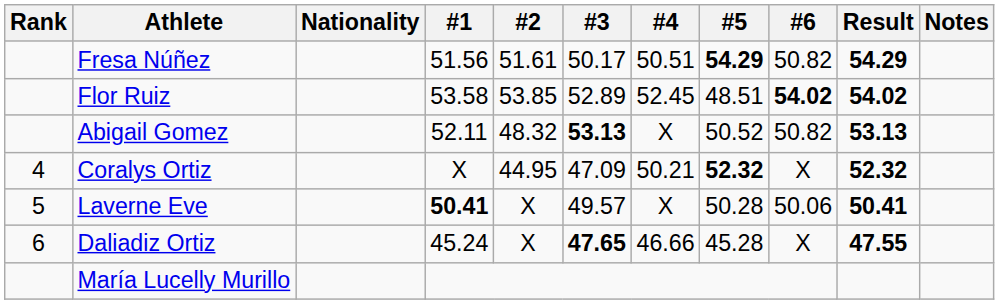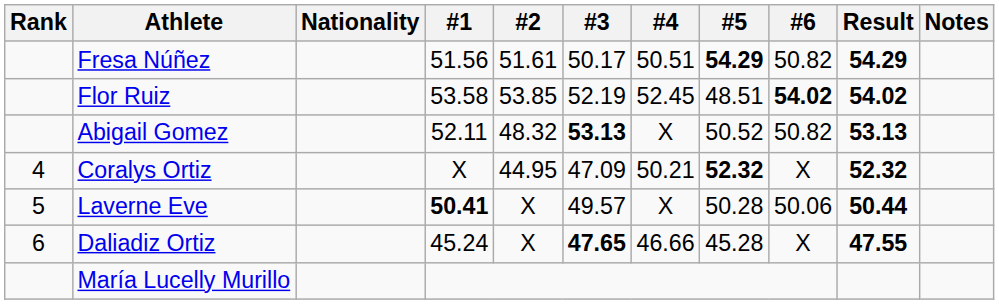(597, 96) 52.89 -> (597, 96) 52.19
(878, 206) 50.41 -> (878, 206) 50.44
